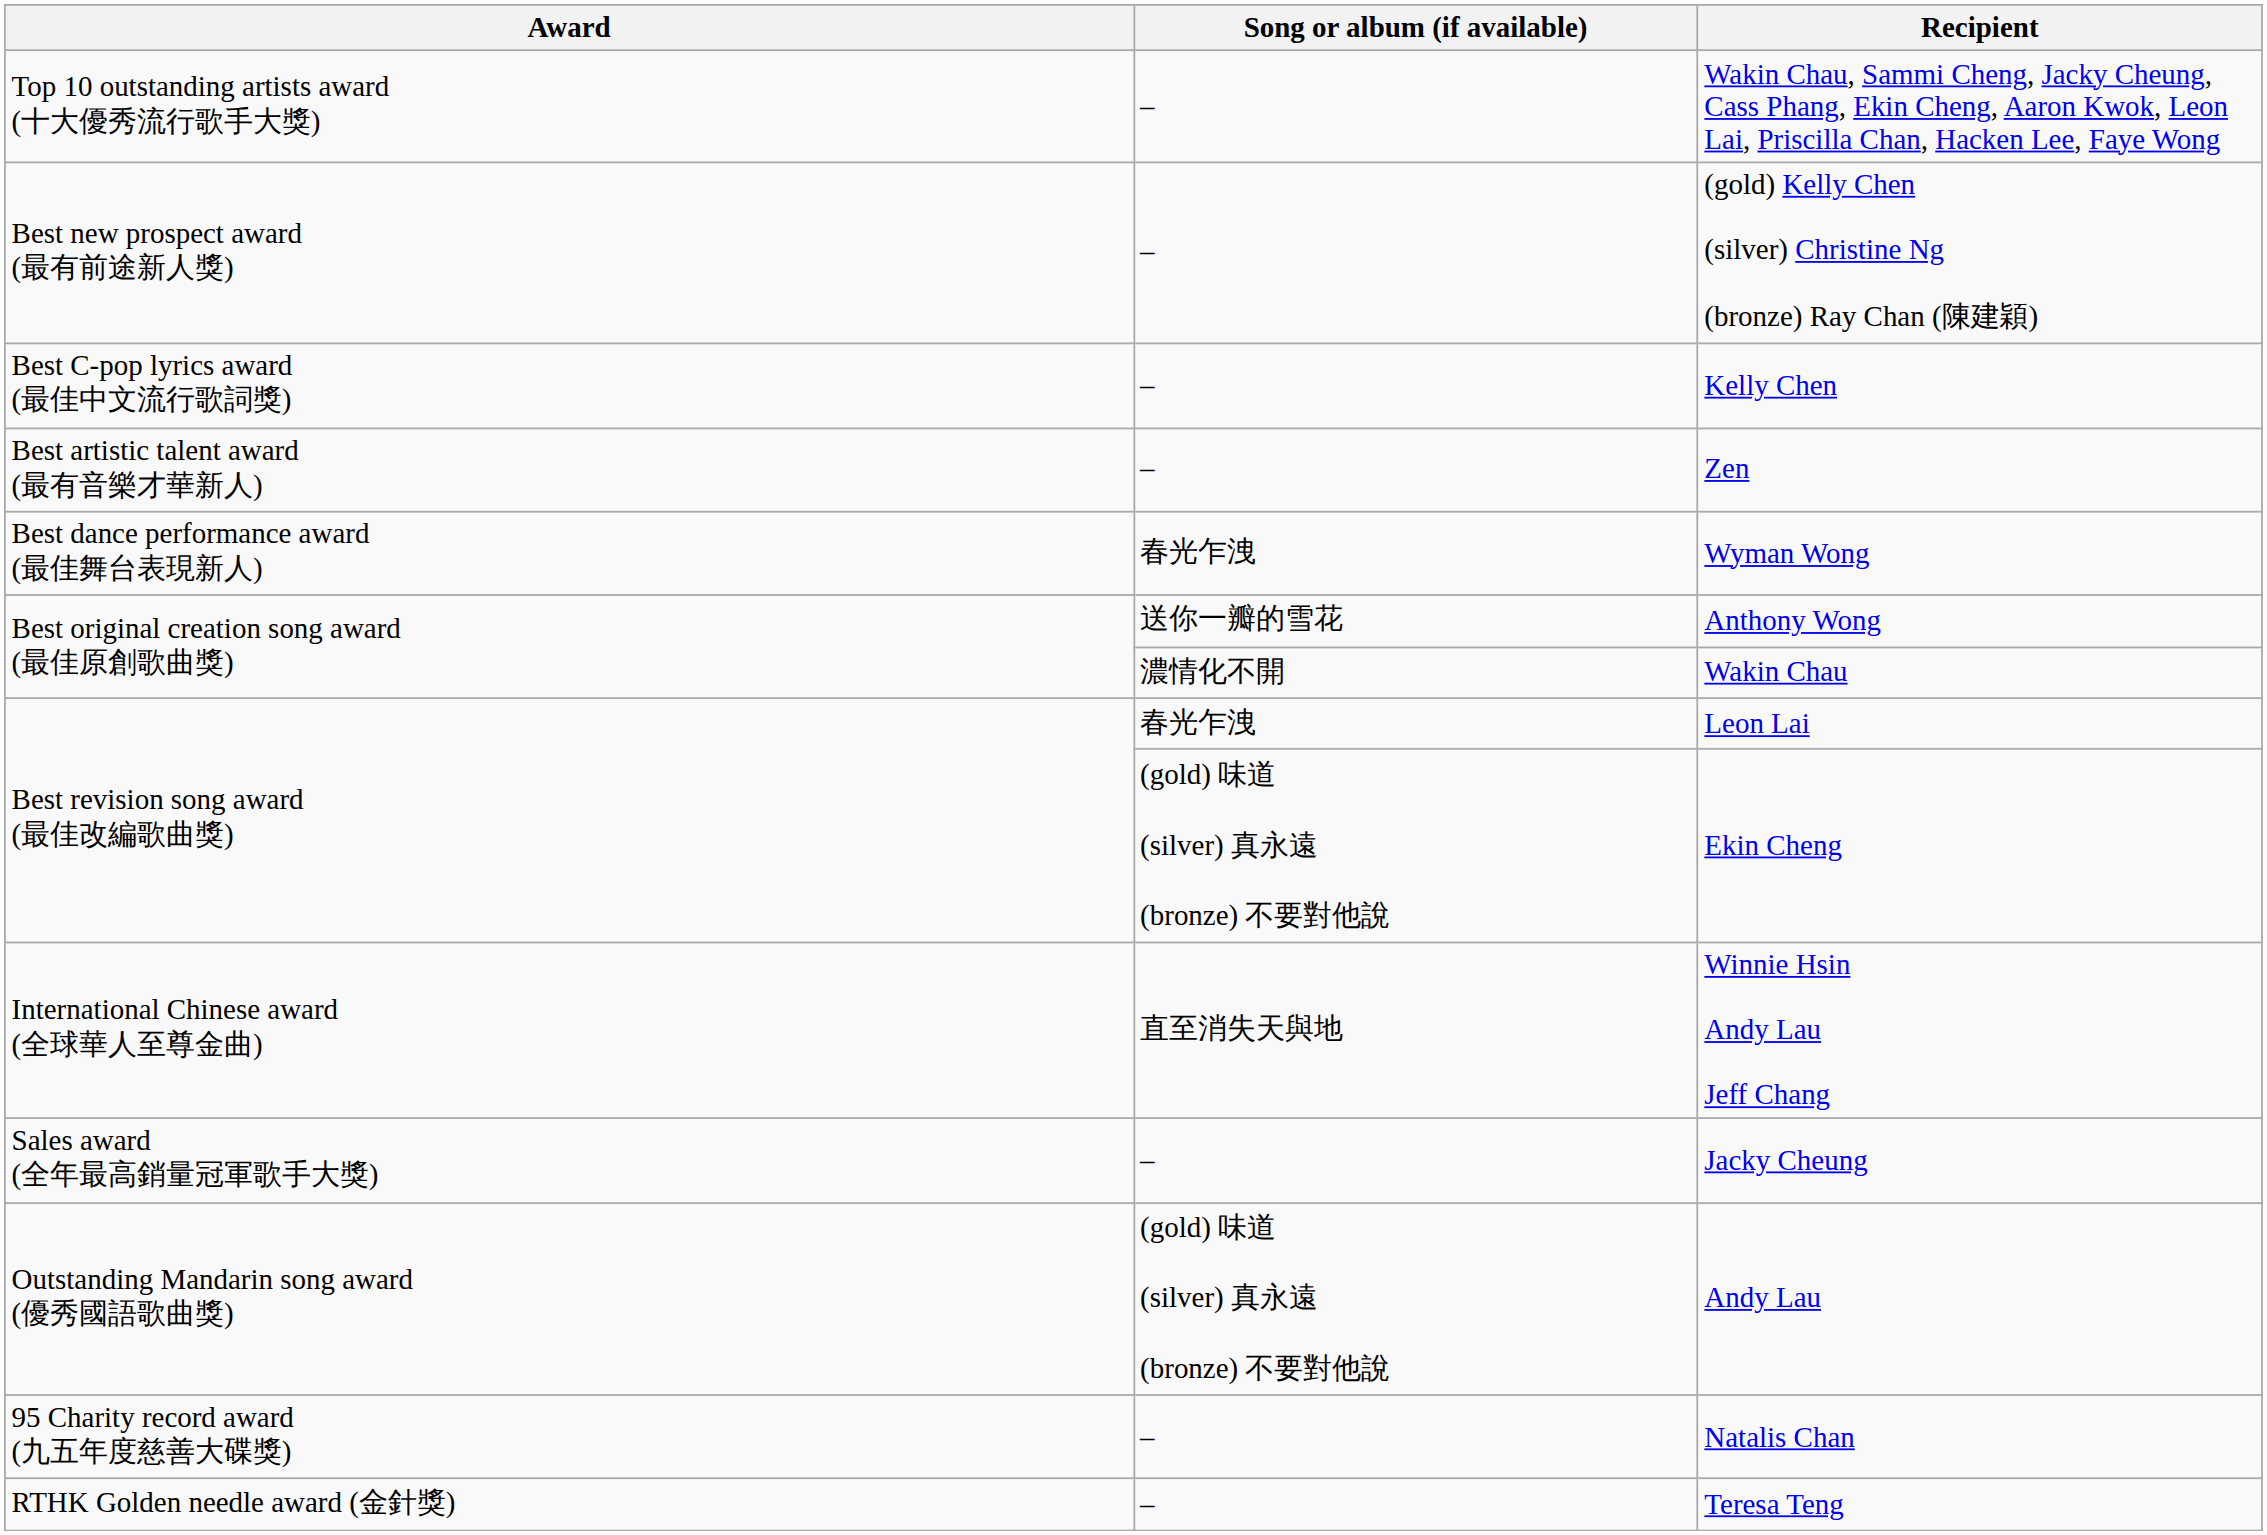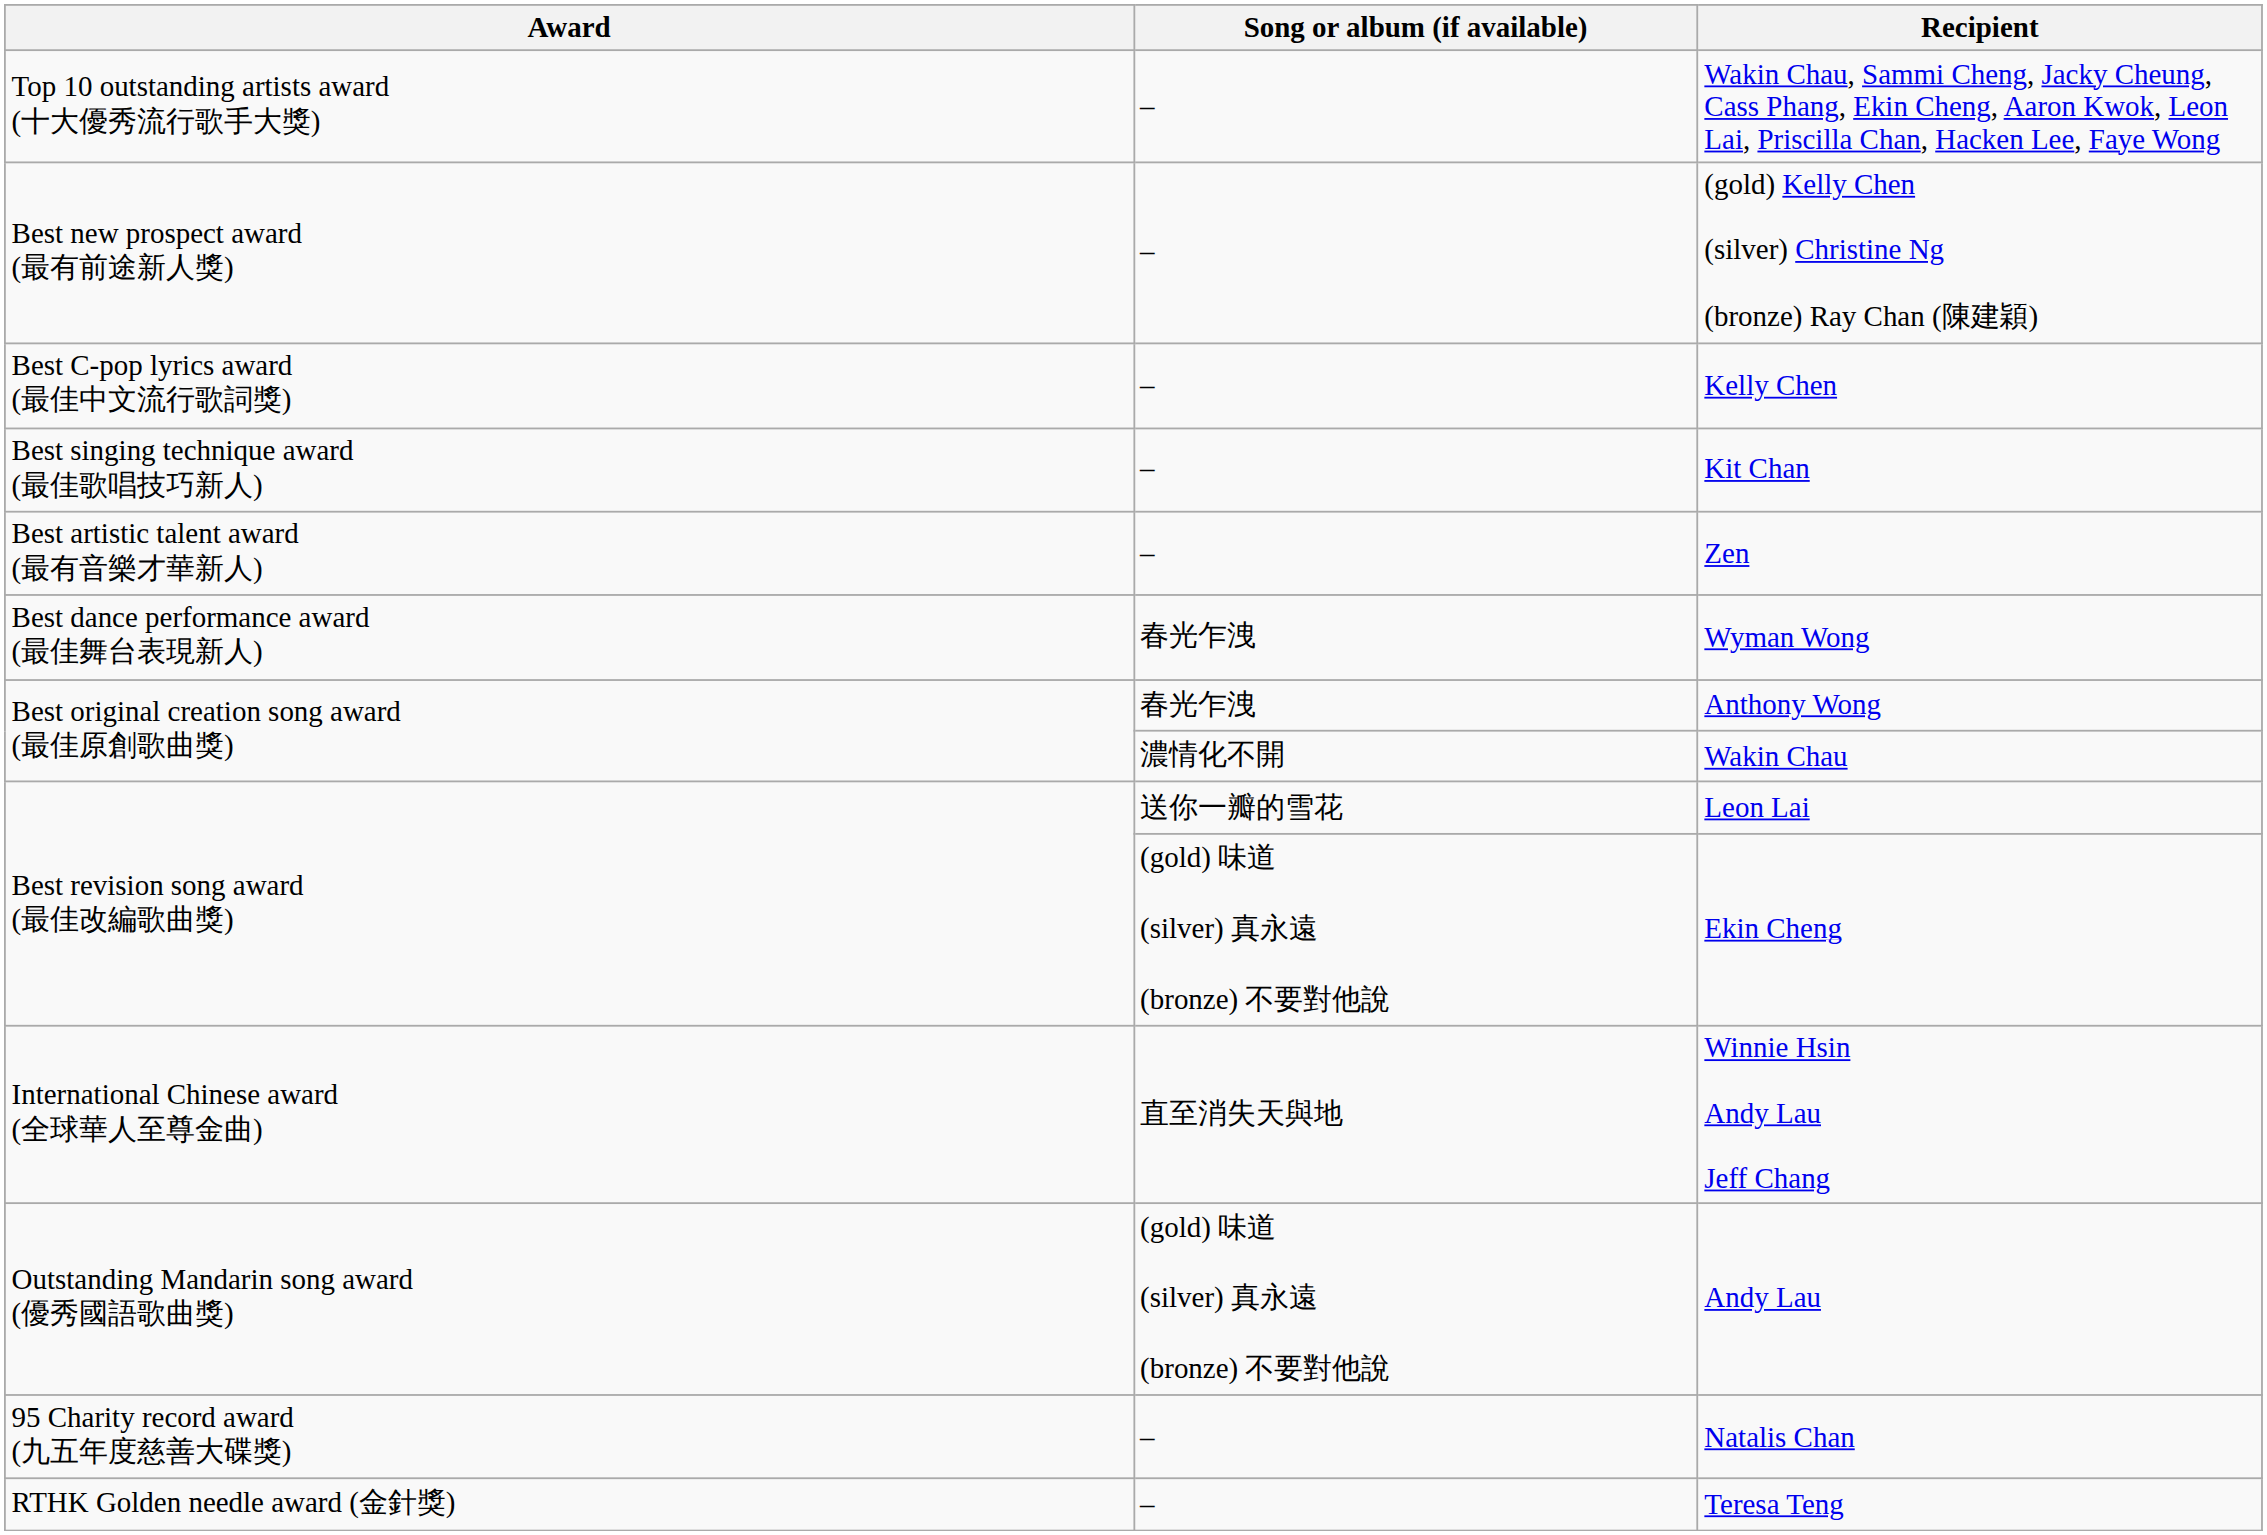+ row: (1757, 469)
(1241, 619) 送你一瓣的雪花 -> (1198, 703) 春光乍洩
(1198, 722) 春光乍洩 -> (1241, 806) 送你一瓣的雪花
- row: (1786, 1159)
